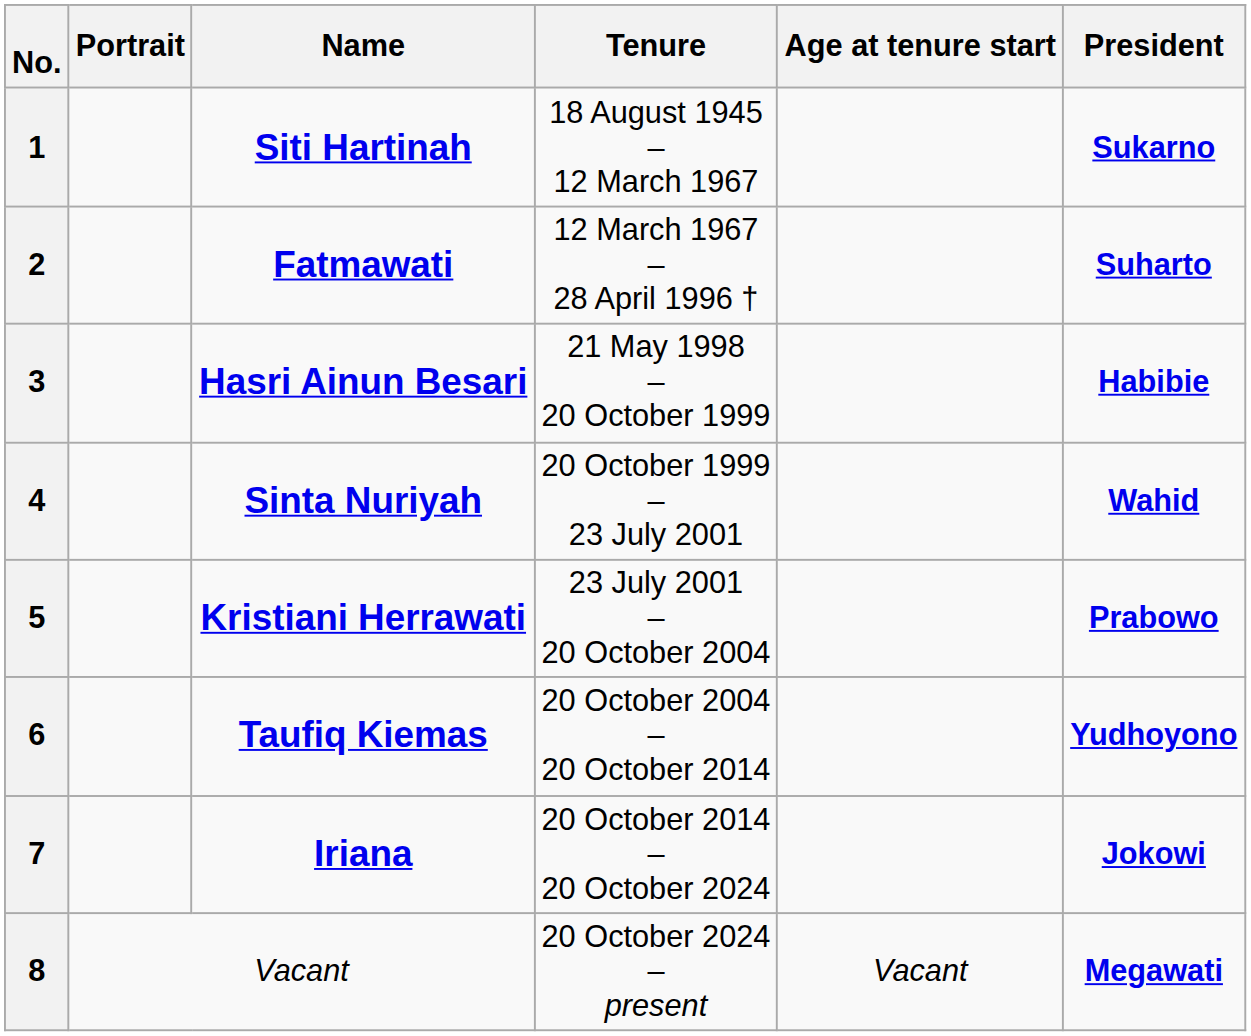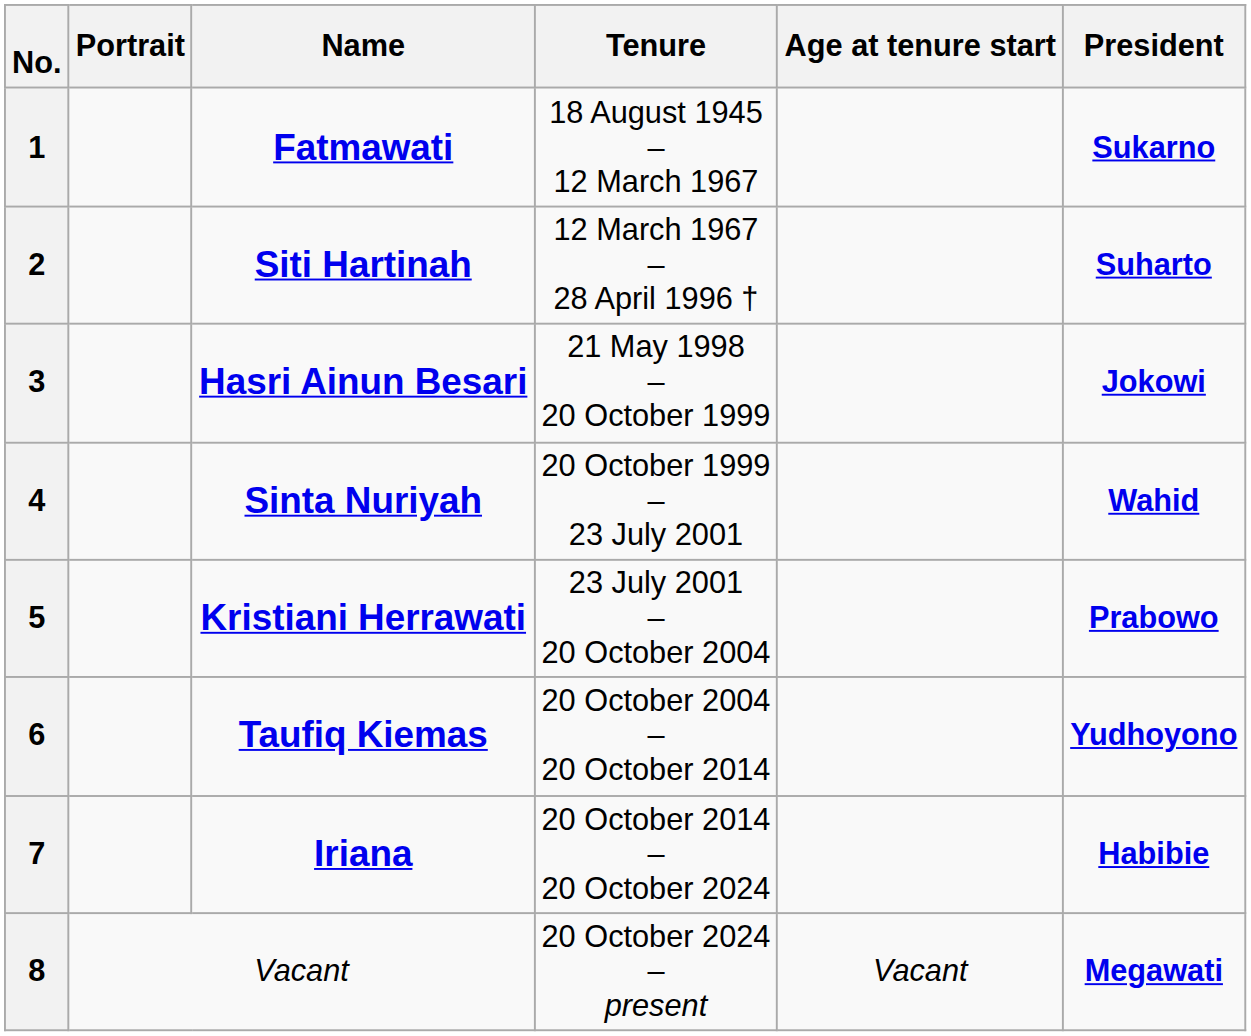(363, 146) Siti Hartinah -> (363, 146) Fatmawati
(363, 264) Fatmawati -> (363, 264) Siti Hartinah
(1154, 382) Habibie -> (1154, 382) Jokowi
(1154, 853) Jokowi -> (1154, 853) Habibie
